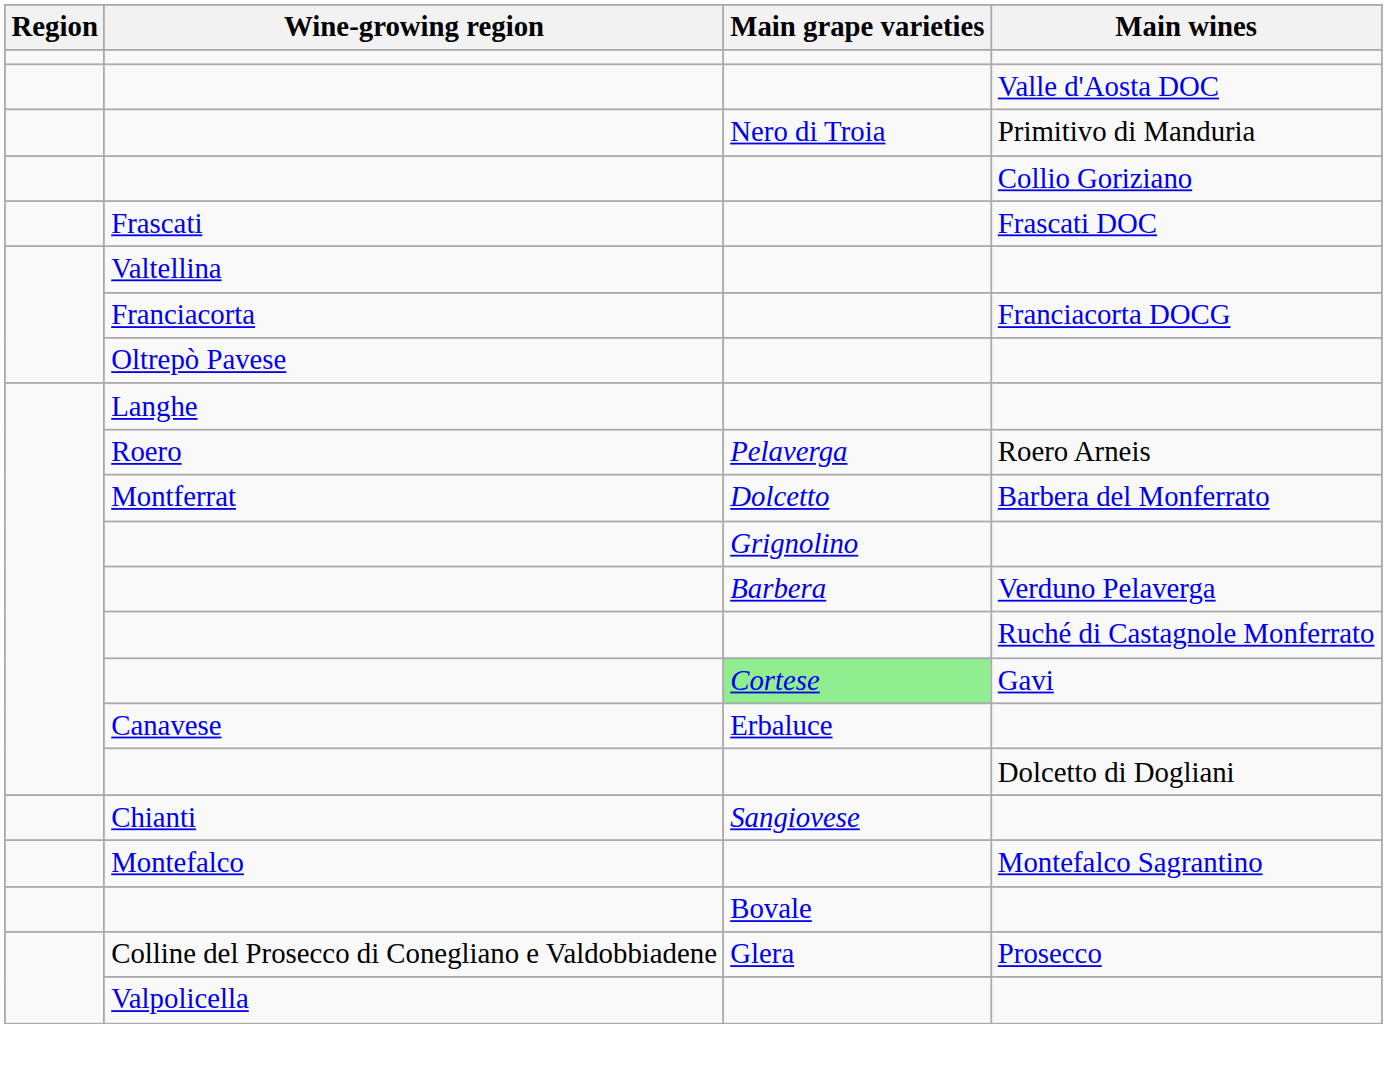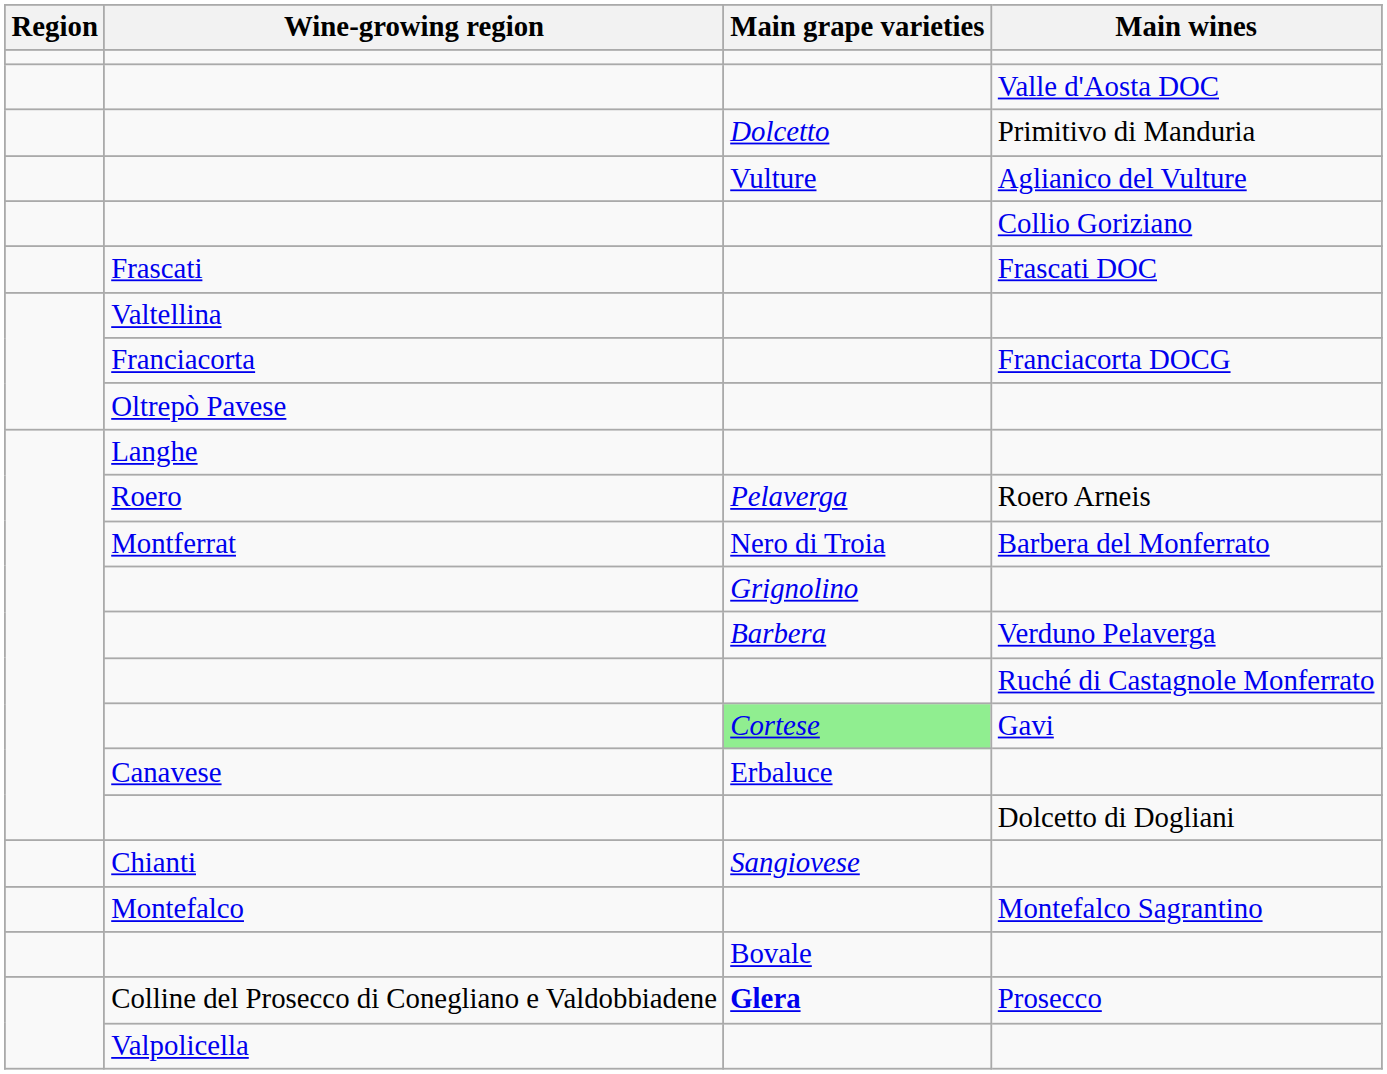(808, 131) Nero di Troia -> (780, 131) Dolcetto
+ row: (414, 178)
(780, 497) Dolcetto -> (808, 543) Nero di Troia
(762, 954) normal -> (765, 999) bold
